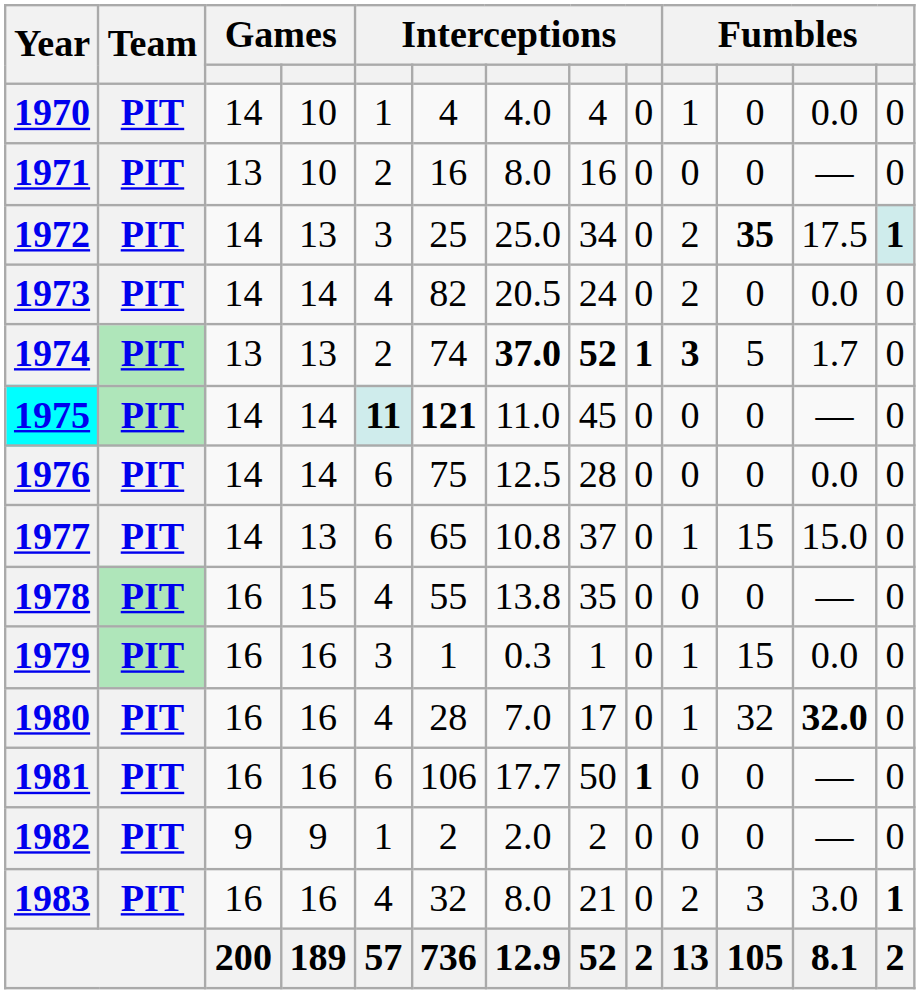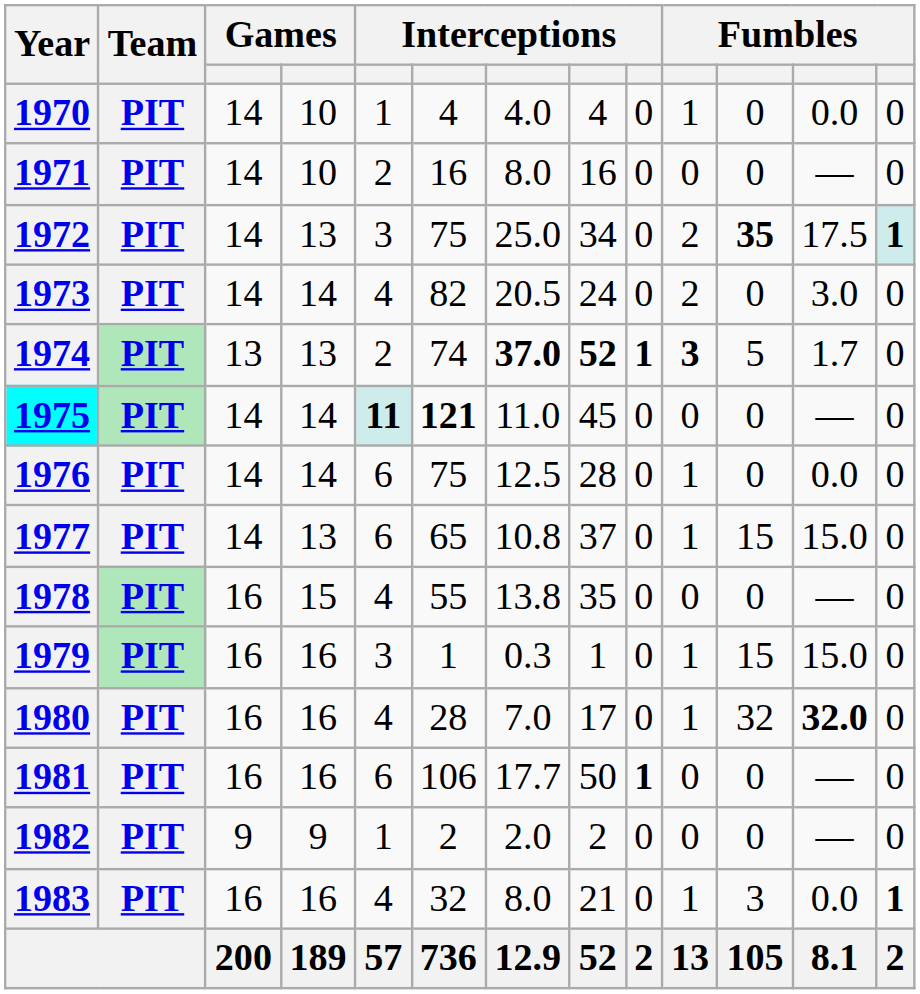(243, 173) 13 -> (243, 173) 14
(448, 233) 25 -> (448, 233) 75
(835, 293) 0.0 -> (835, 293) 3.0
(690, 474) 0 -> (690, 474) 1
(835, 656) 0.0 -> (835, 656) 15.0
(690, 897) 2 -> (690, 897) 1
(835, 897) 3.0 -> (835, 897) 0.0
